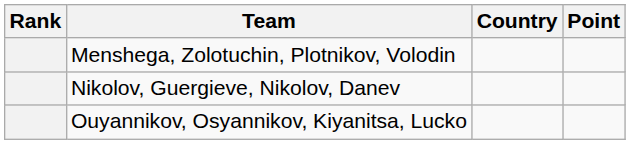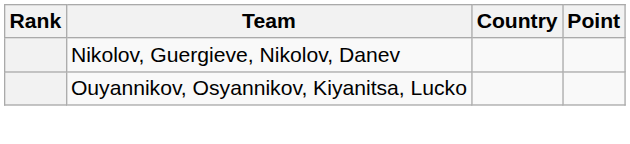- row: (263, 54)
